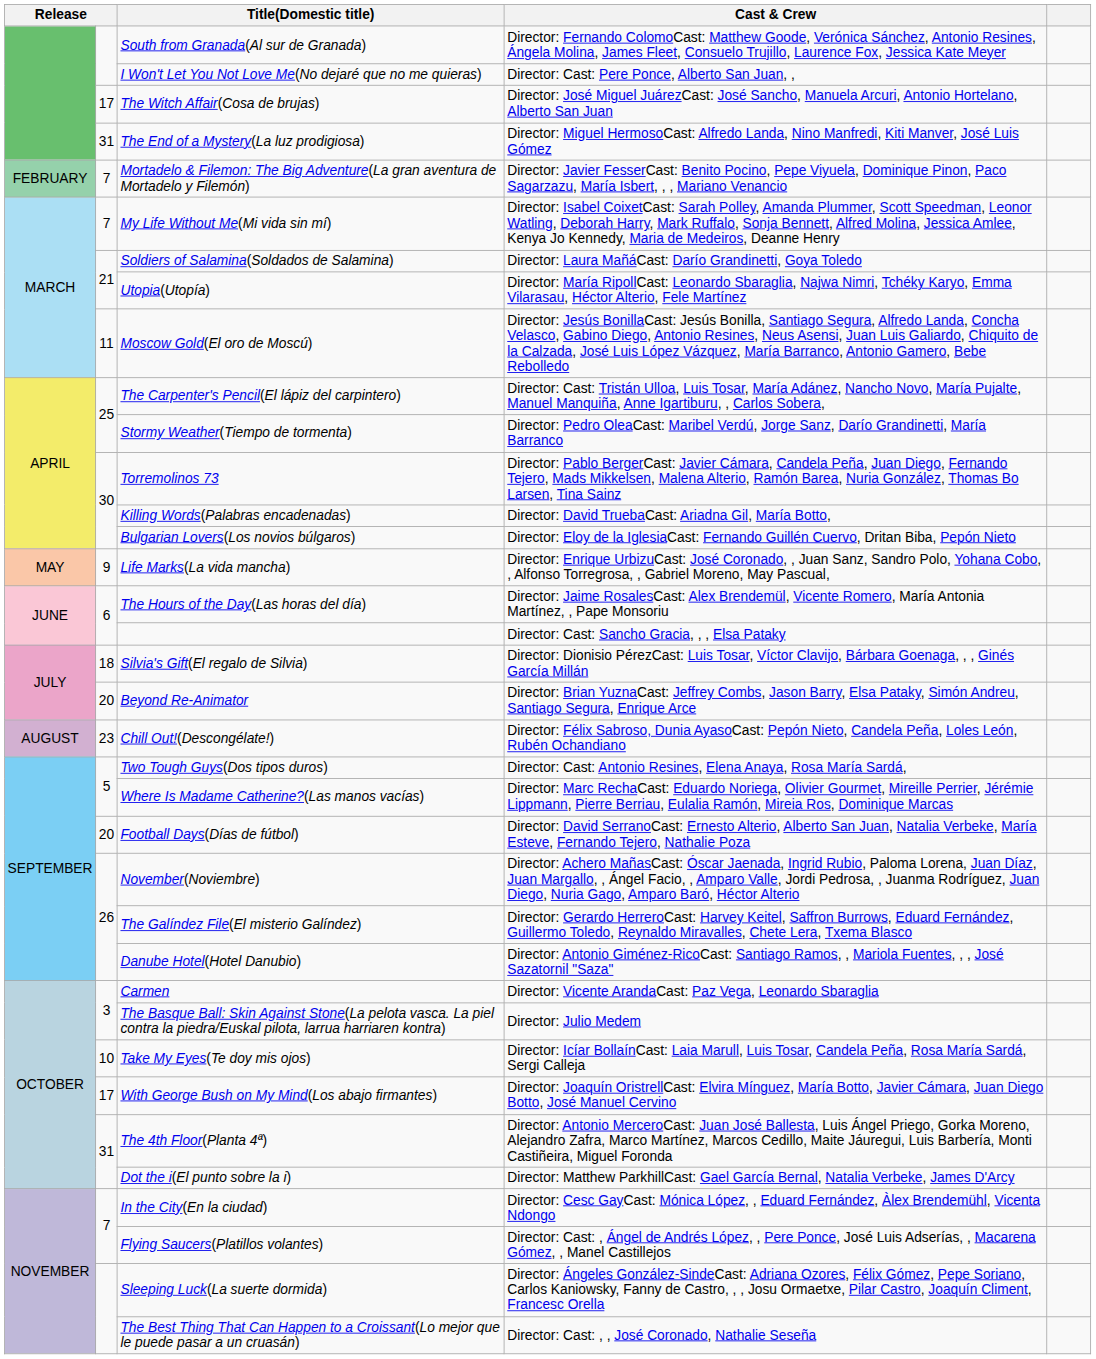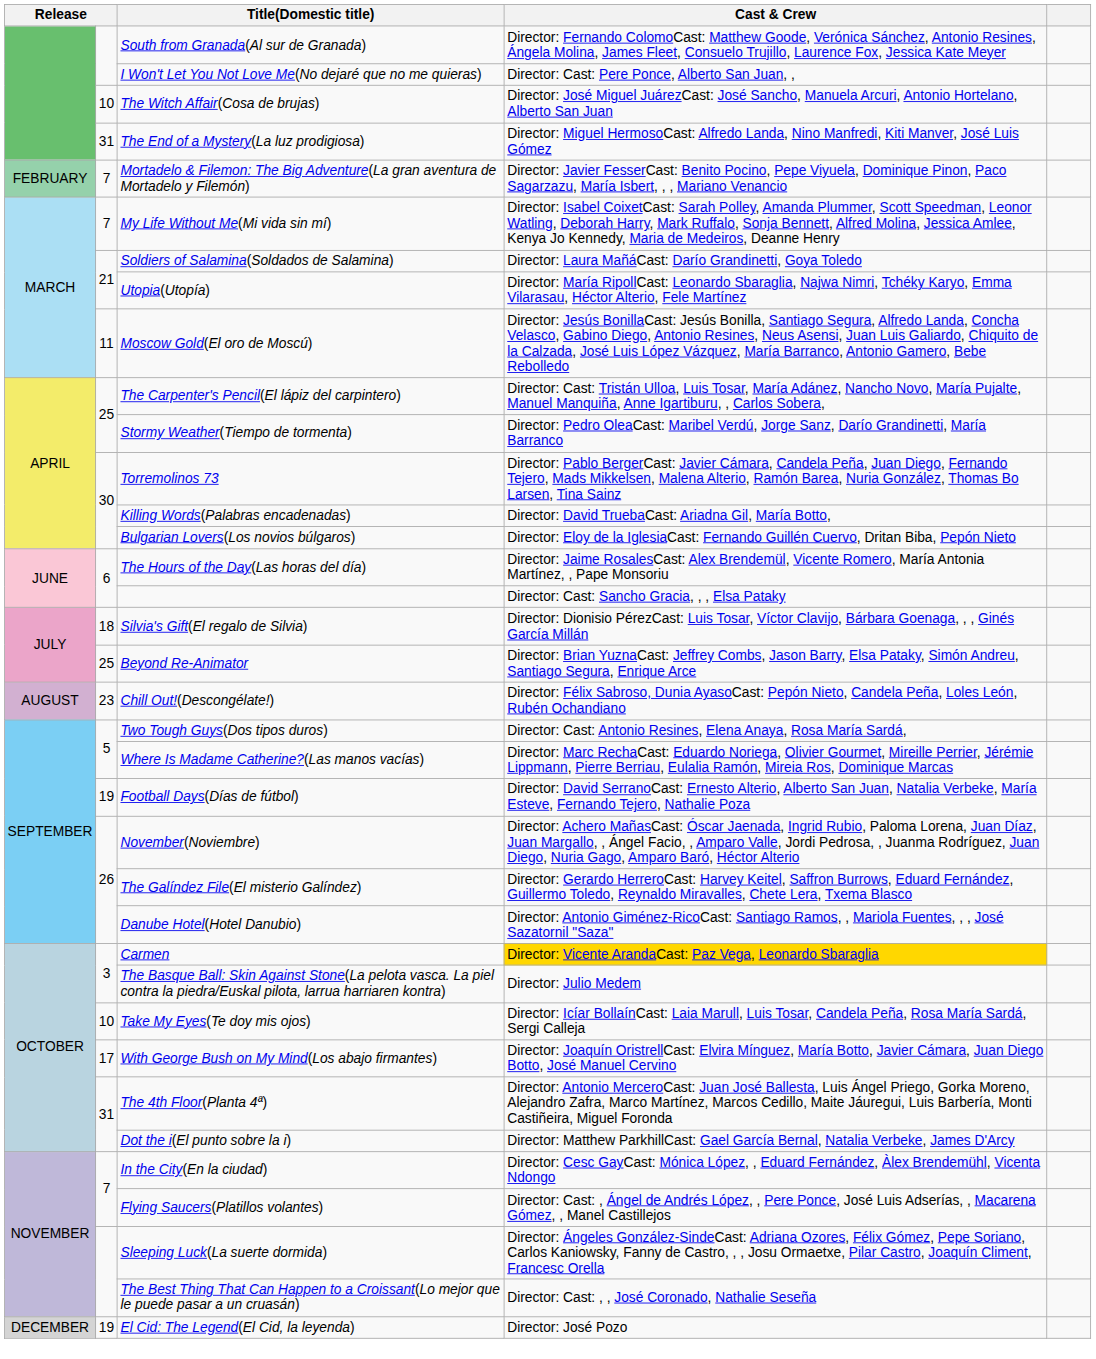(106, 104) 17 -> (106, 104) 10
- row: (205, 567)
(106, 700) 20 -> (106, 663) 25
(106, 834) 20 -> (106, 797) 19
(693, 991) no background -> (693, 954) gold background
+ row: (237, 1327)
